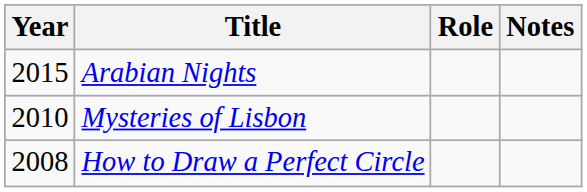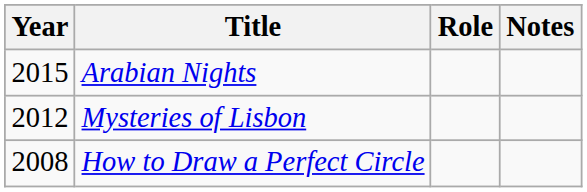(40, 117) 2010 -> (40, 117) 2012
